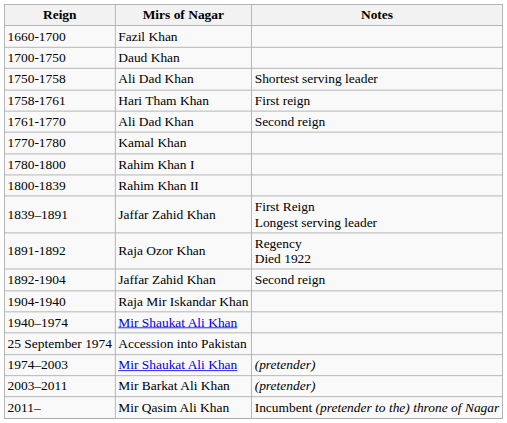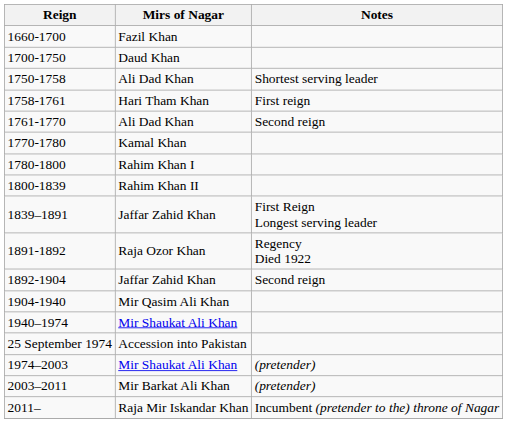(183, 301) Raja Mir Iskandar Khan -> (174, 301) Mir Qasim Ali Khan
(174, 407) Mir Qasim Ali Khan -> (183, 407) Raja Mir Iskandar Khan
